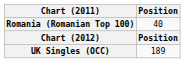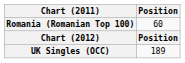(158, 24) 40 -> (158, 24) 60
